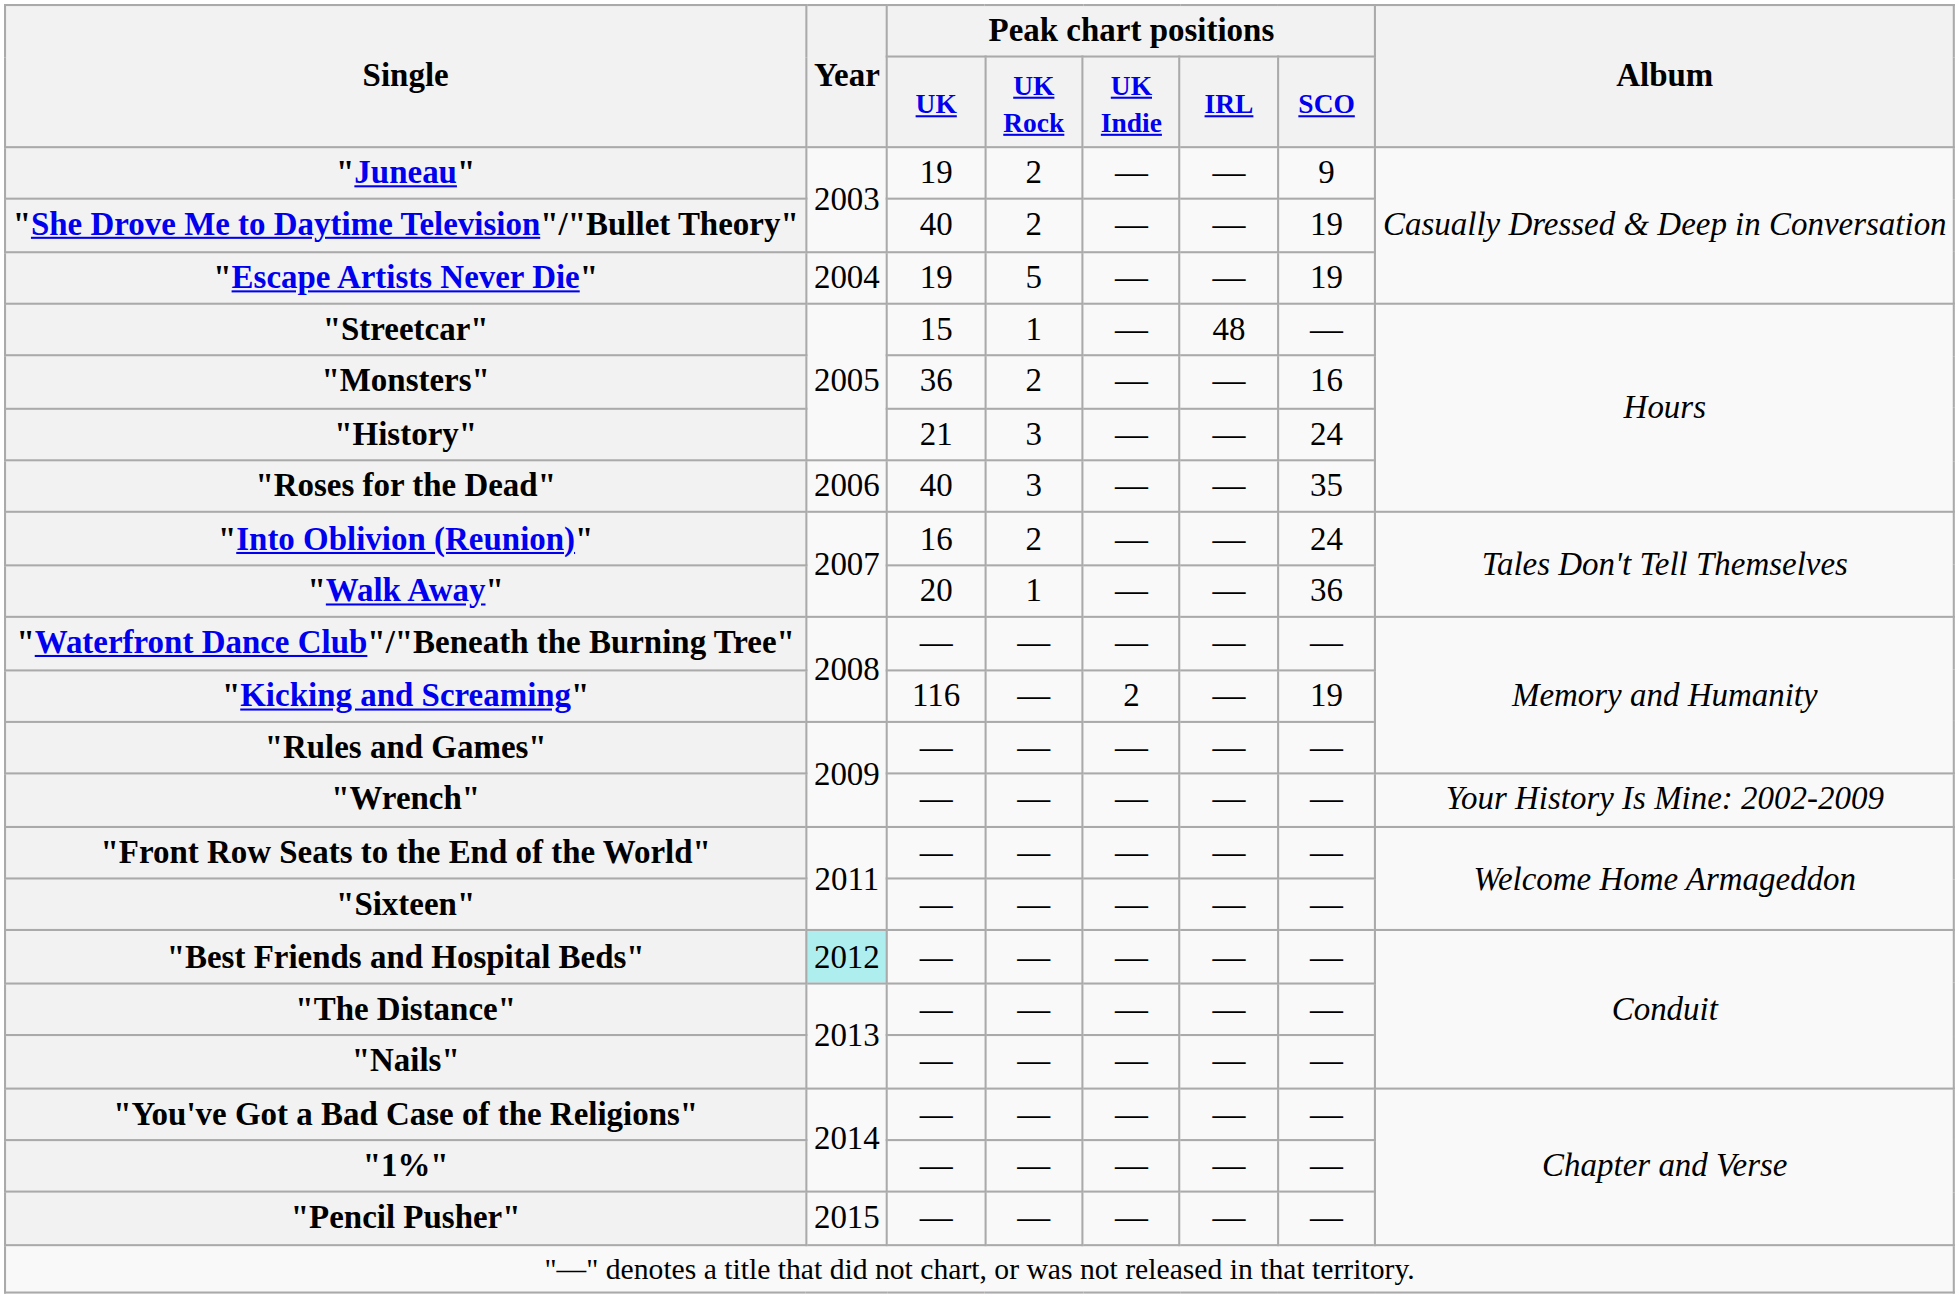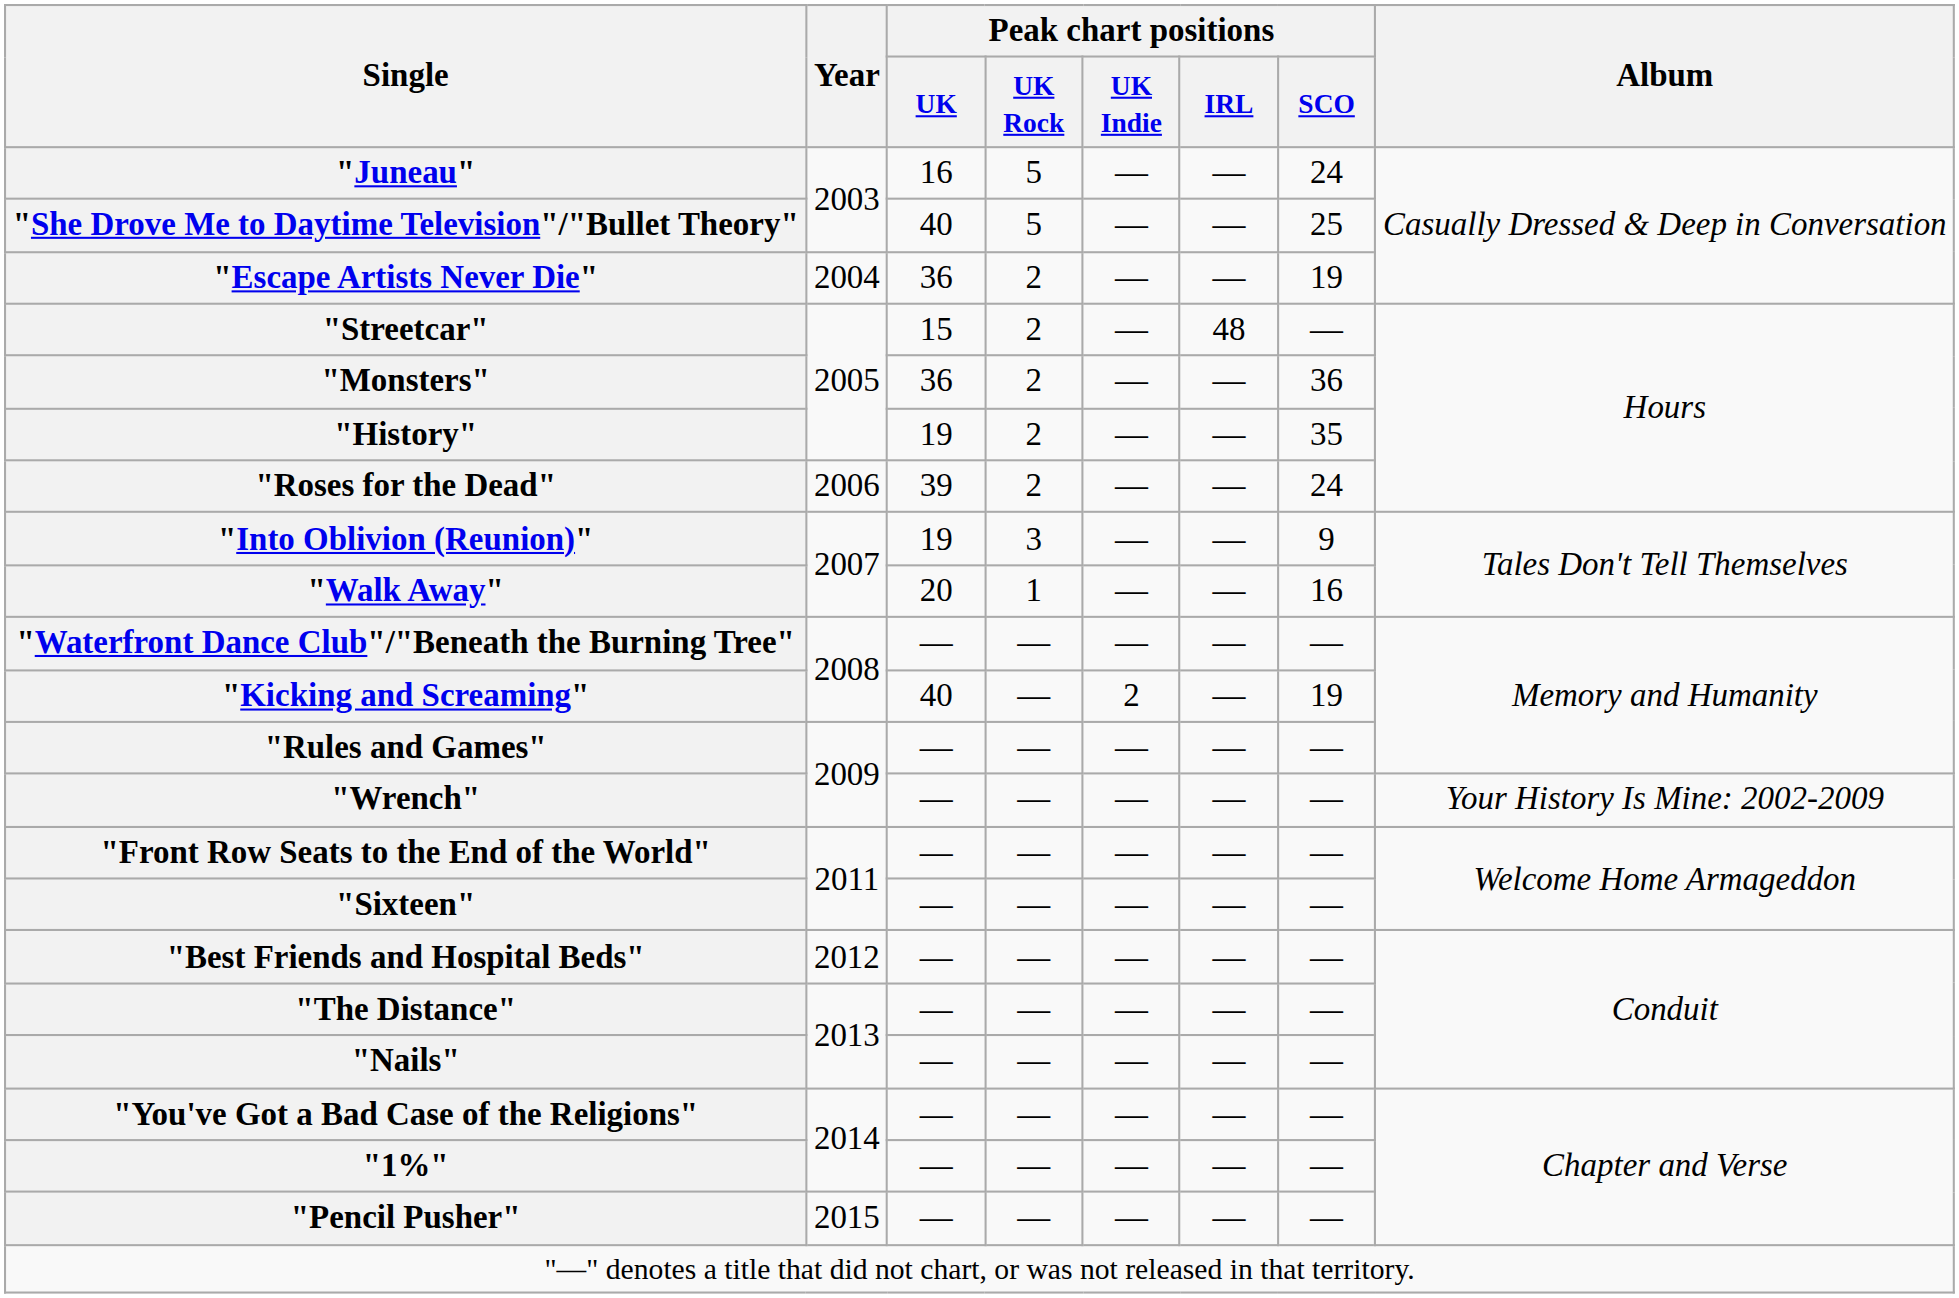(936, 172) 19 -> (936, 172) 16
(1034, 172) 2 -> (1034, 172) 5
(1327, 172) 9 -> (1327, 172) 24
(1034, 224) 2 -> (1034, 224) 5
(1327, 224) 19 -> (1327, 224) 25
(936, 276) 19 -> (936, 276) 36
(1034, 276) 5 -> (1034, 276) 2
(1034, 329) 1 -> (1034, 329) 2
(1327, 381) 16 -> (1327, 381) 36
(936, 433) 21 -> (936, 433) 19
(1034, 433) 3 -> (1034, 433) 2
(1327, 433) 24 -> (1327, 433) 35
(936, 485) 40 -> (936, 485) 39
(1034, 485) 3 -> (1034, 485) 2
(1327, 485) 35 -> (1327, 485) 24
(936, 538) 16 -> (936, 538) 19
(1034, 538) 2 -> (1034, 538) 3
(1327, 538) 24 -> (1327, 538) 9
(1327, 590) 36 -> (1327, 590) 16
(936, 694) 116 -> (936, 694) 40
(847, 956) paleturquoise background -> (847, 956) no background
